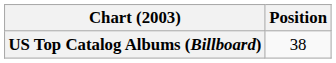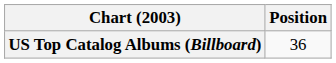(298, 44) 38 -> (298, 44) 36
